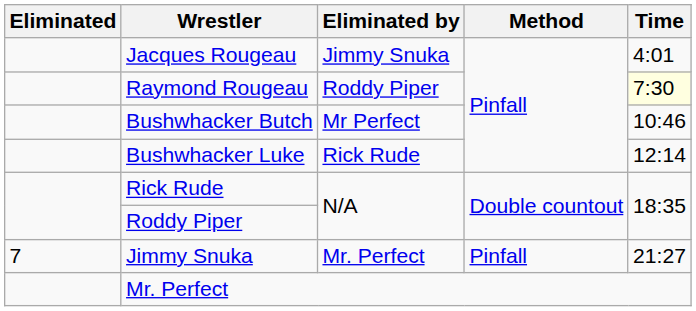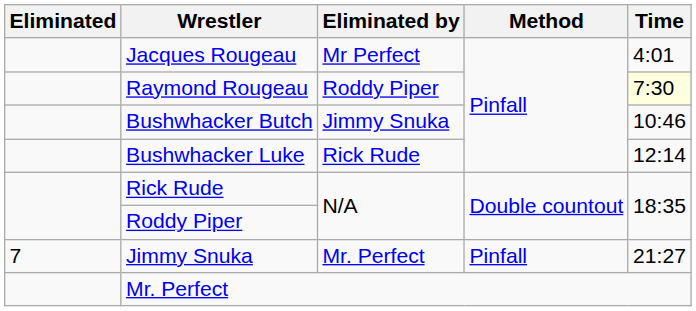(386, 54) Jimmy Snuka -> (371, 54) Mr Perfect
(371, 121) Mr Perfect -> (386, 121) Jimmy Snuka
